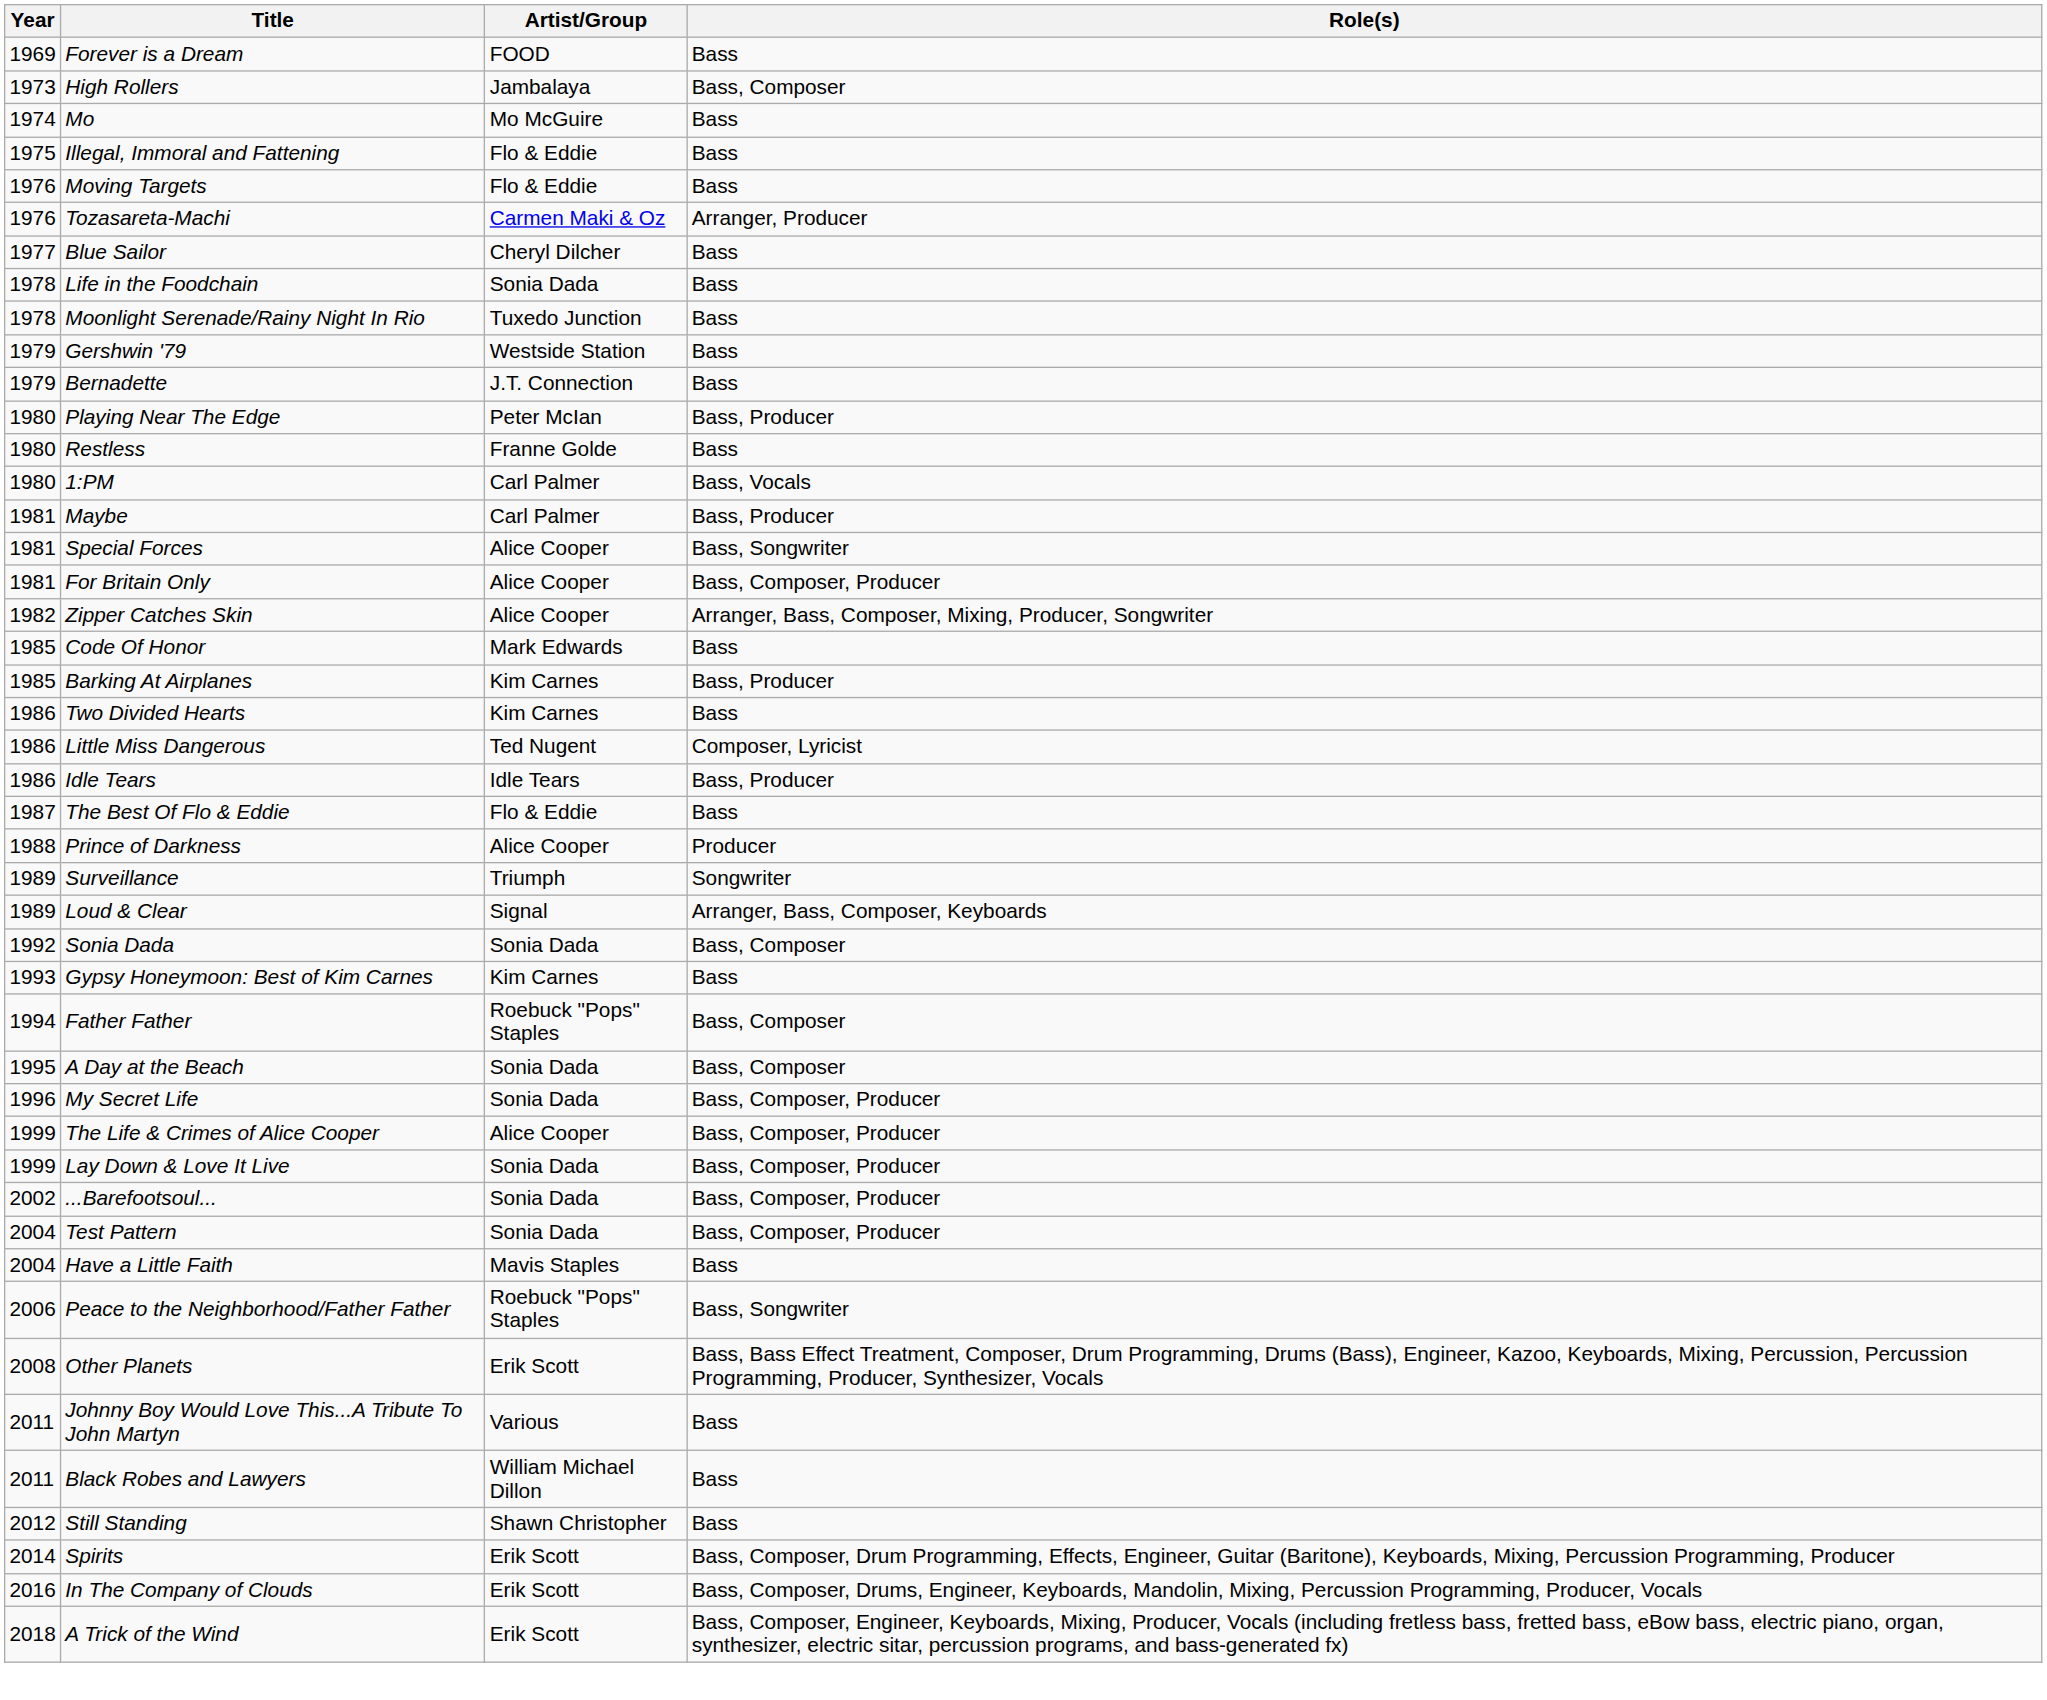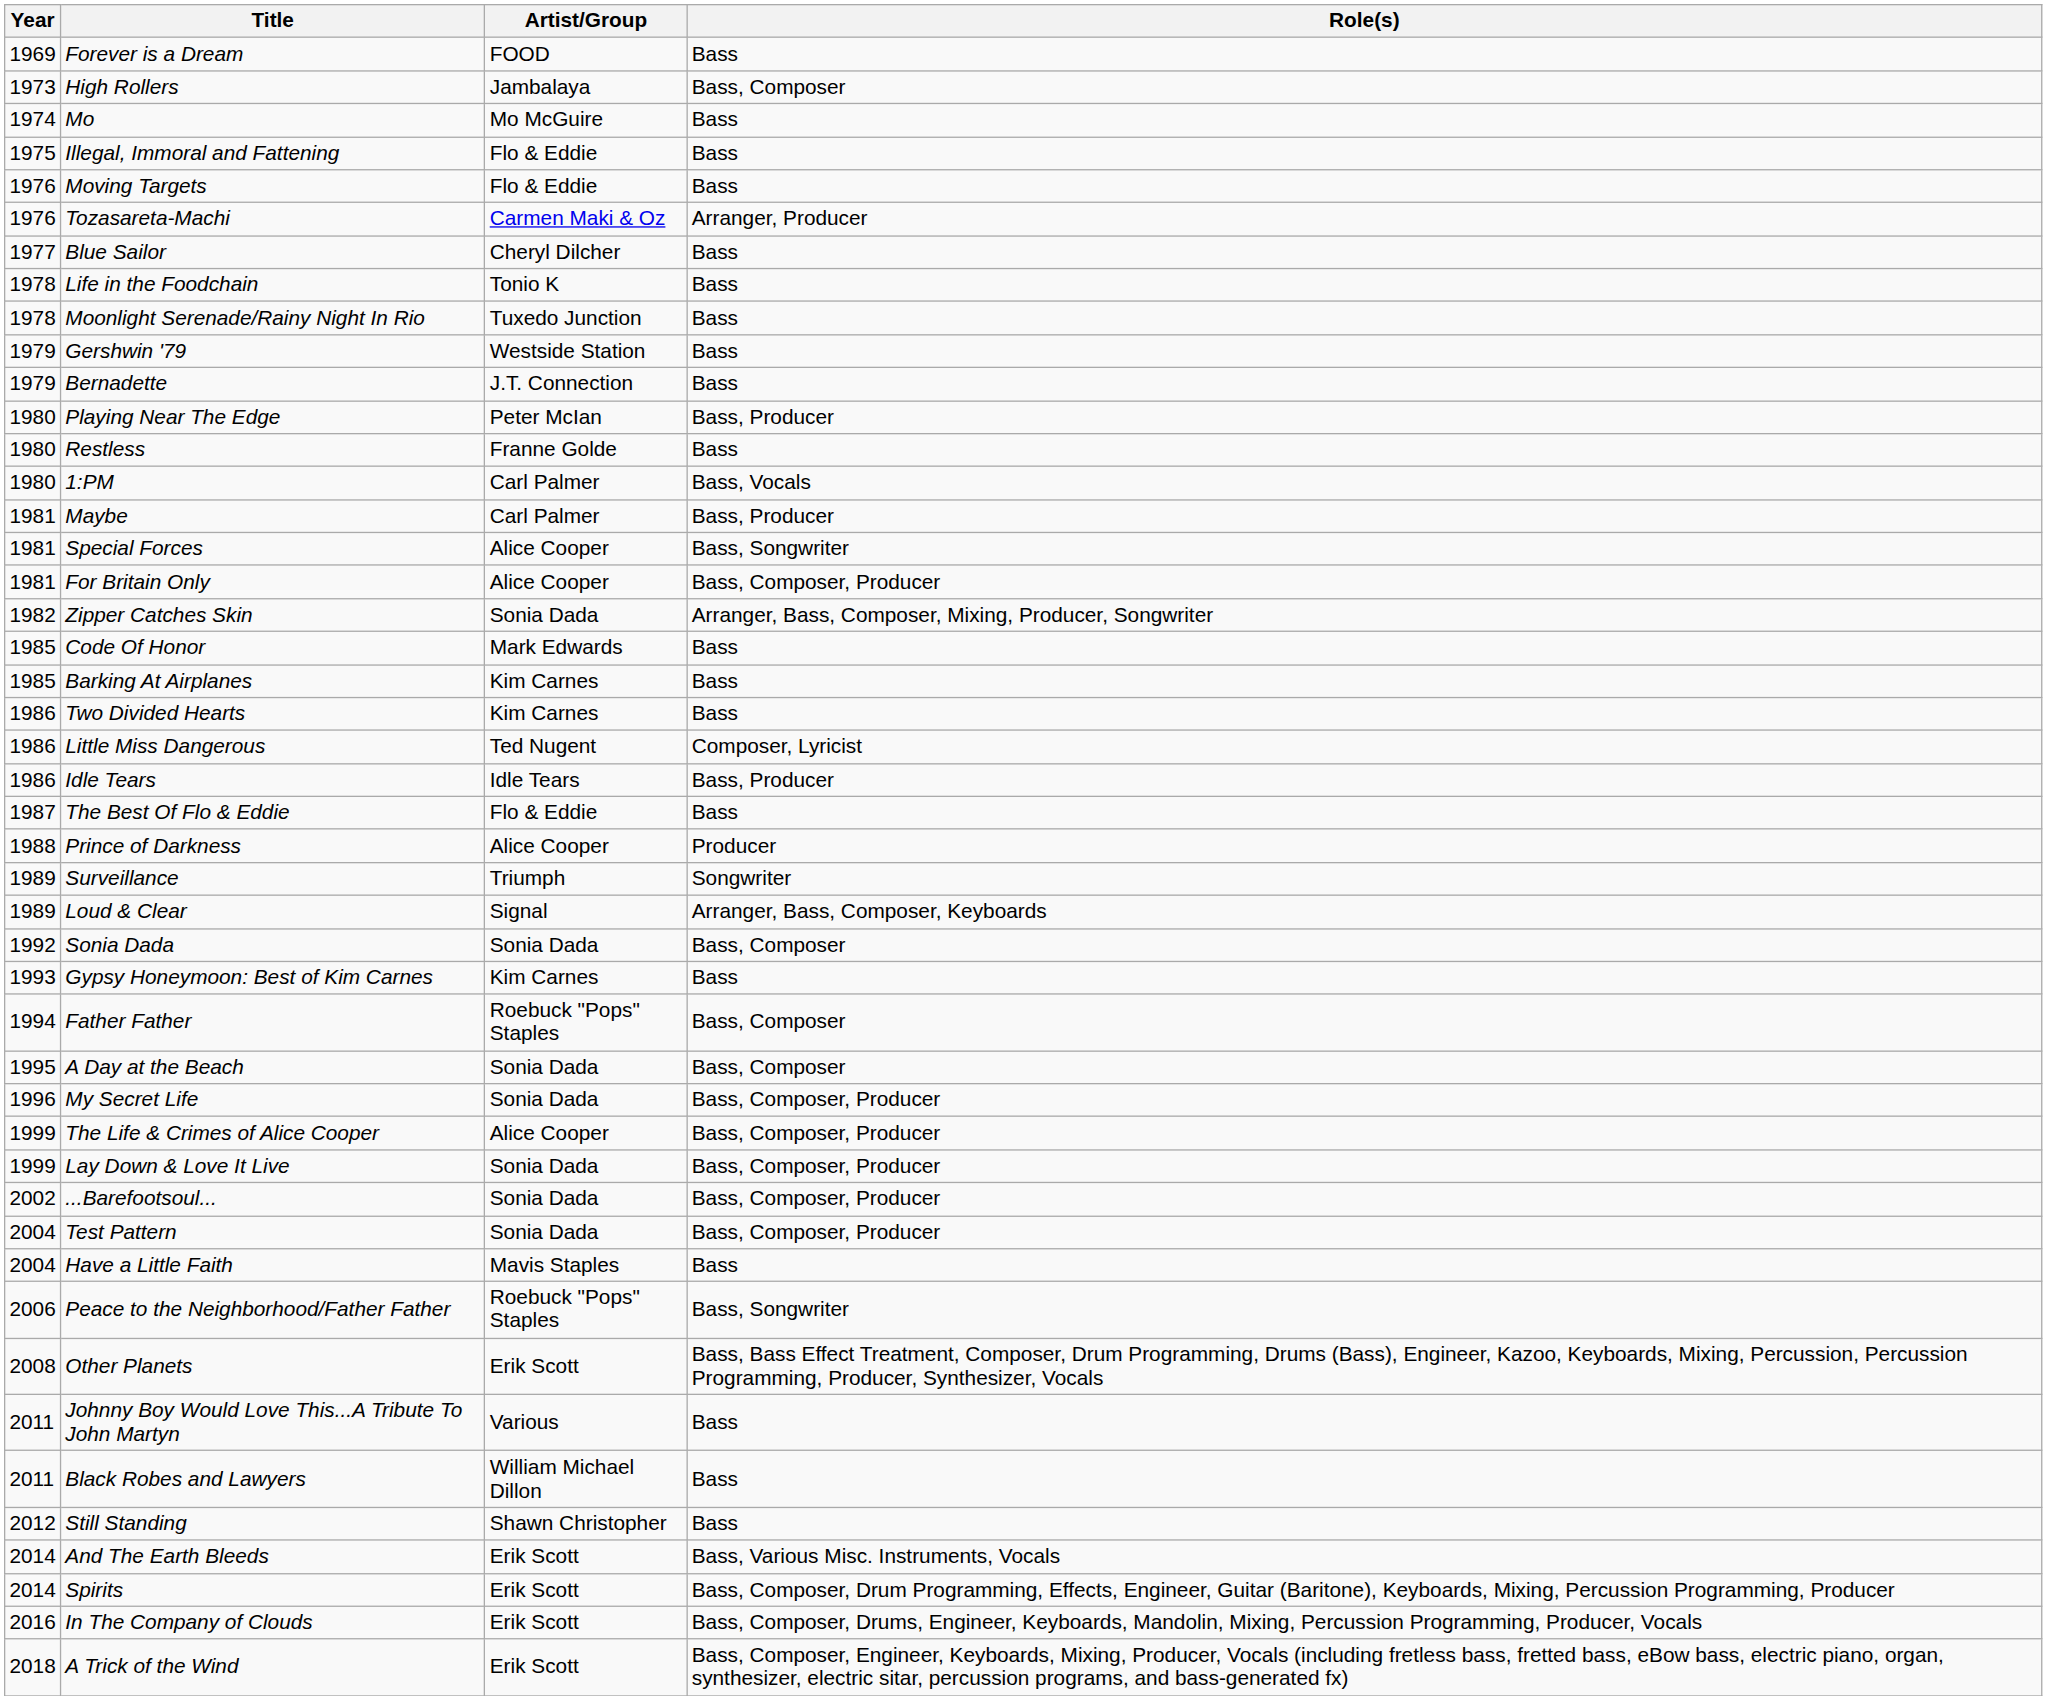(544, 284) Sonia Dada -> (524, 284) Tonio K
(549, 614) Alice Cooper -> (544, 614) Sonia Dada
(763, 680) Bass, Producer -> (715, 680) Bass
+ row: (167, 1556)
